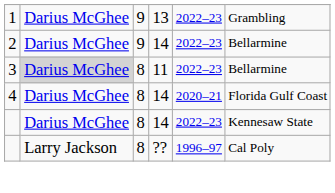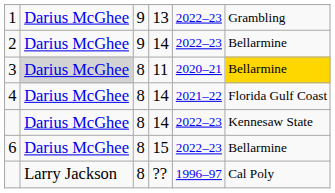(199, 69) 2022–23 -> (199, 69) 2020–21
(258, 69) no background -> (258, 69) gold background
(199, 95) 2020–21 -> (199, 95) 2021–22
+ row: (12, 148)
